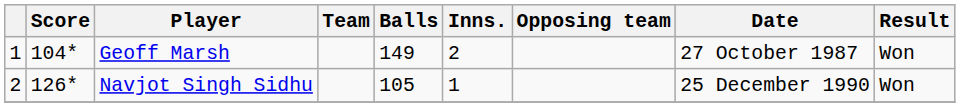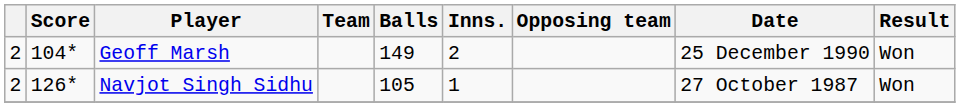(15, 53) 1 -> (15, 53) 2
(769, 53) 27 October 1987 -> (775, 53) 25 December 1990
(775, 85) 25 December 1990 -> (769, 85) 27 October 1987
